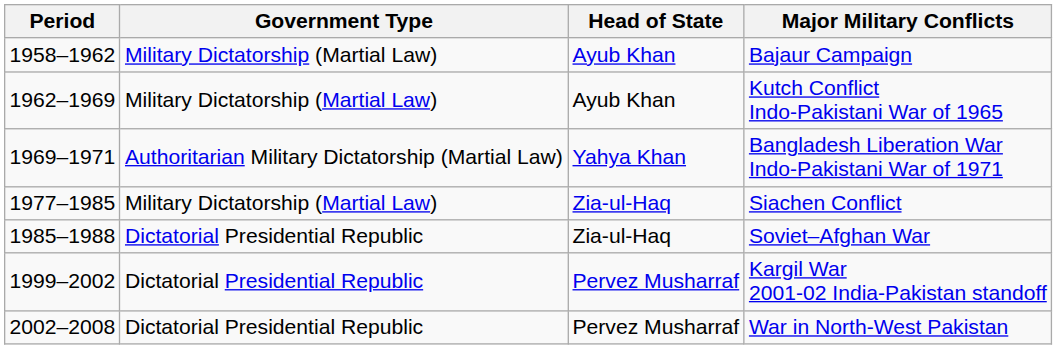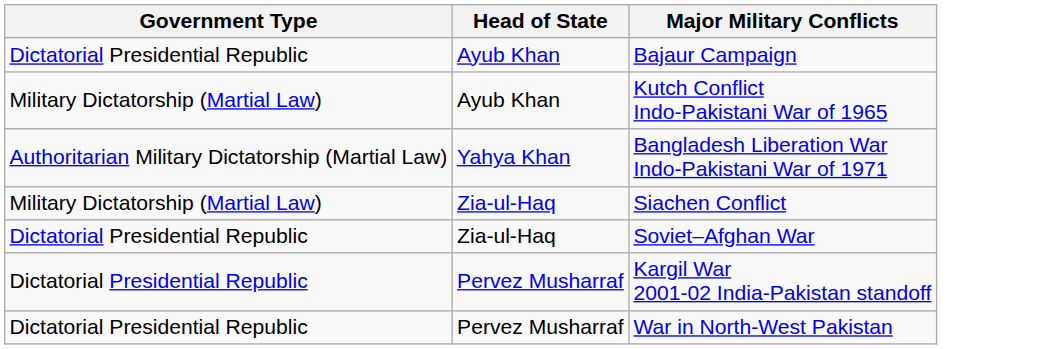- column: (62, 21)
(281, 54) Military Dictatorship (Martial Law) -> (159, 54) Dictatorial Presidential Republic
